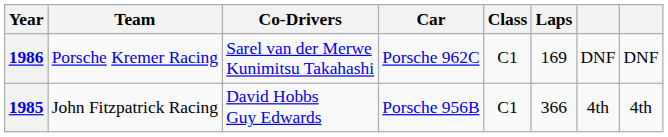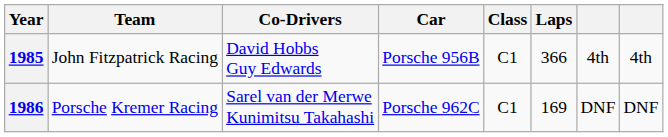rows swapped: (26, 107) <-> (26, 58)
